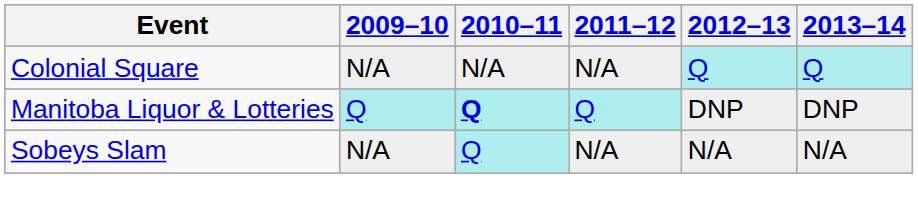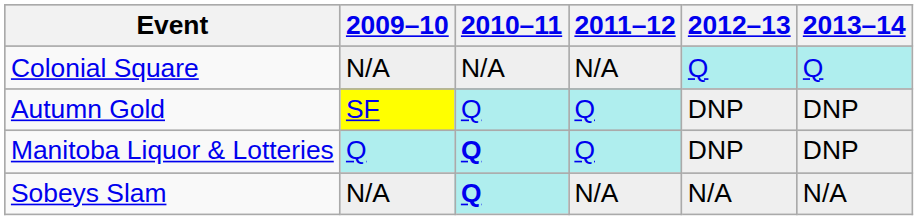+ row: (88, 109)
(471, 151) normal -> (471, 192) bold
